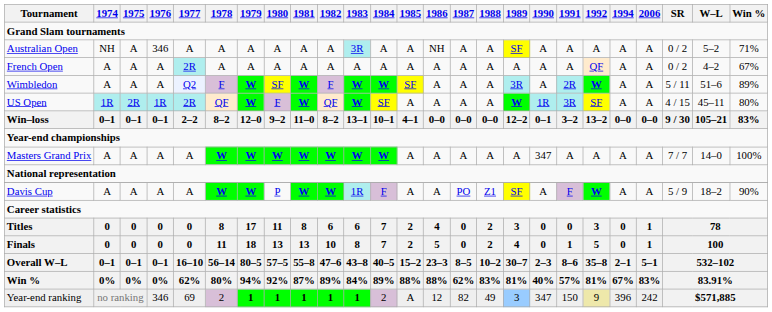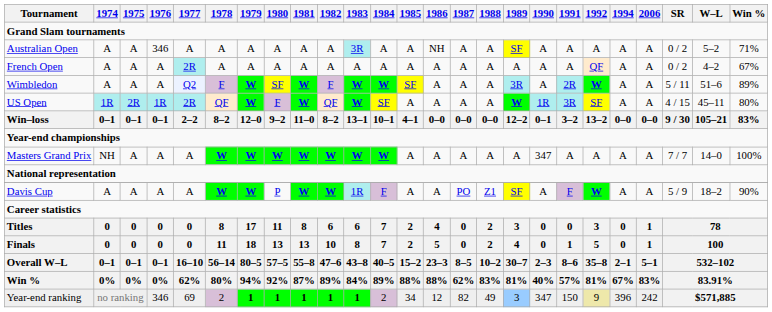(107, 49) NH -> (107, 49) A
(107, 155) A -> (107, 155) NH
(410, 298) A -> (410, 298) 34
